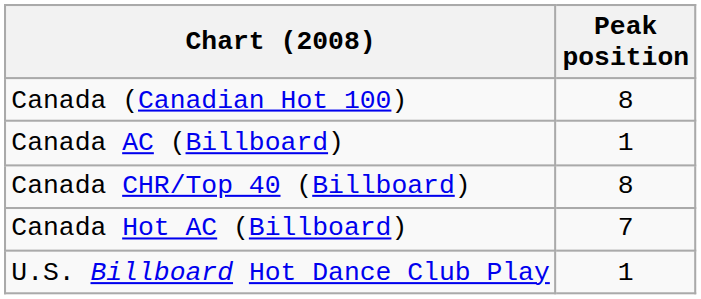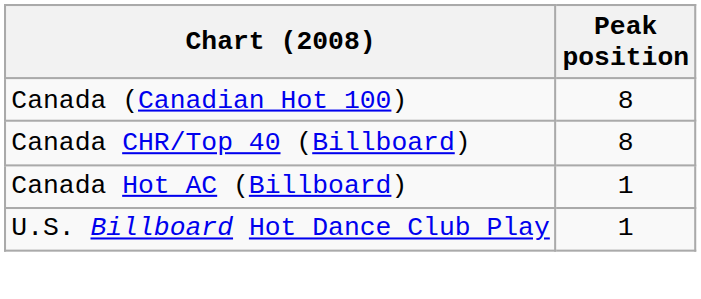- row: (178, 143)
(626, 229) 7 -> (626, 186) 1
